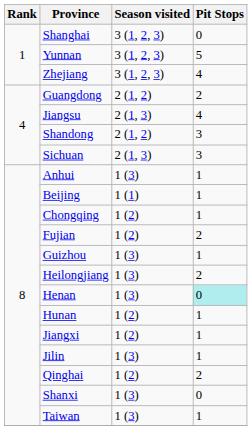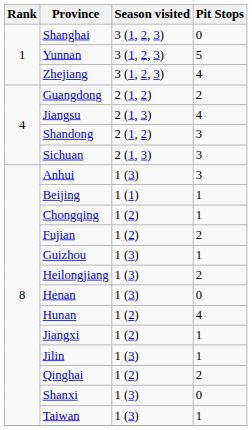(199, 174) 1 -> (199, 174) 3
(199, 295) paleturquoise background -> (199, 295) no background
(199, 315) 1 -> (199, 315) 4
